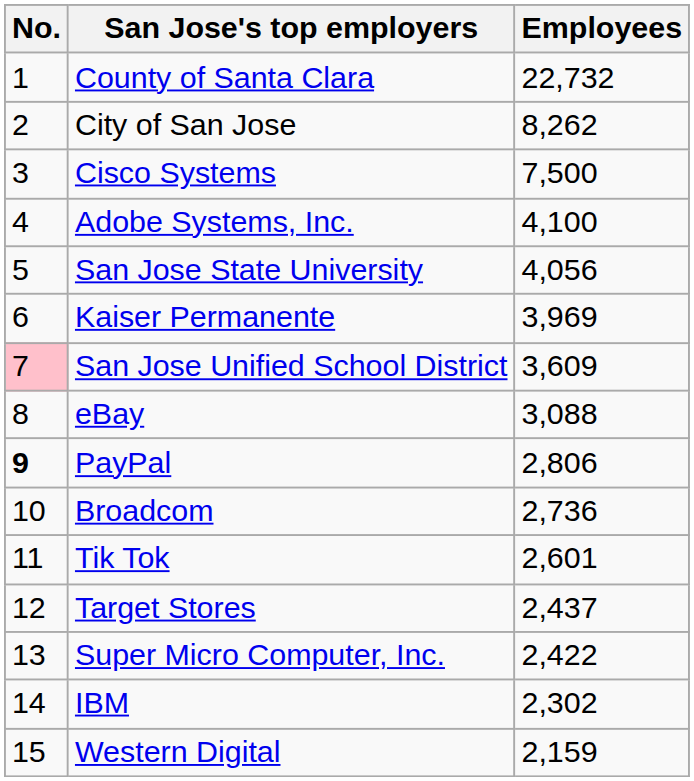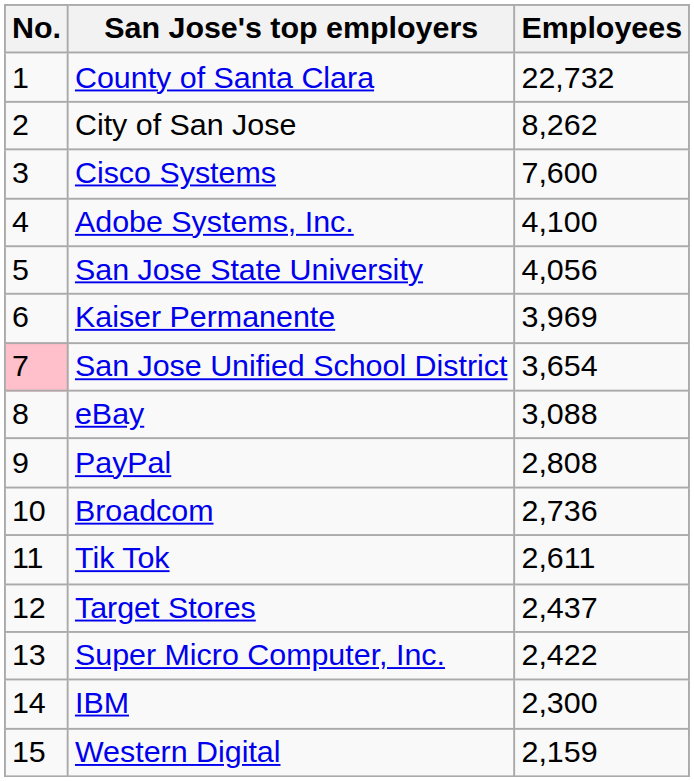(560, 173) 7,500 -> (560, 173) 7,600
(560, 366) 3,609 -> (560, 366) 3,654
(20, 462) bold -> (20, 462) normal
(560, 462) 2,806 -> (560, 462) 2,808
(560, 558) 2,601 -> (558, 558) 2,611
(560, 703) 2,302 -> (560, 703) 2,300
